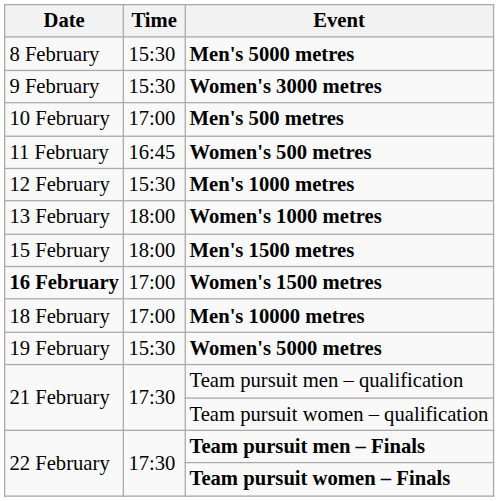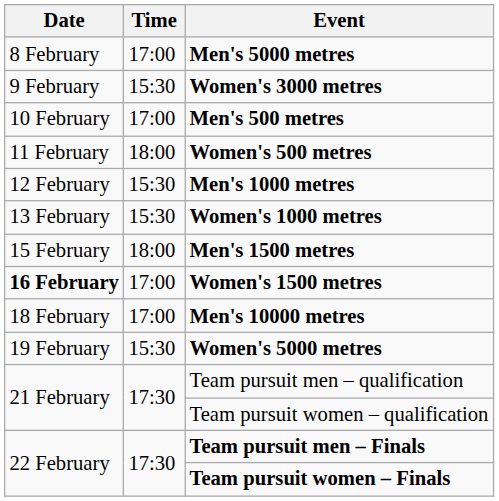(152, 53) 15:30 -> (152, 53) 17:00
(152, 151) 16:45 -> (152, 151) 18:00
(152, 217) 18:00 -> (152, 217) 15:30
